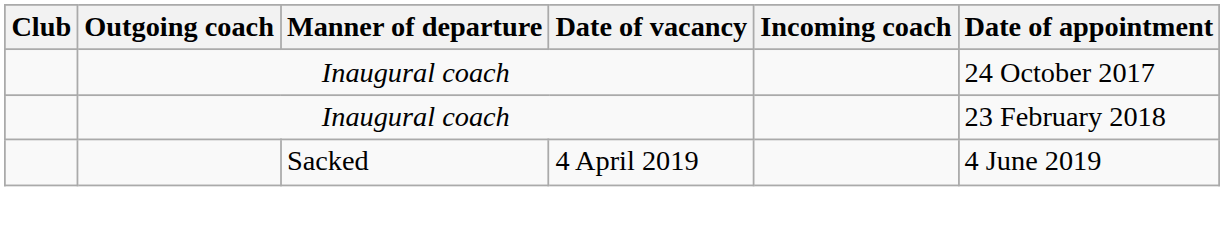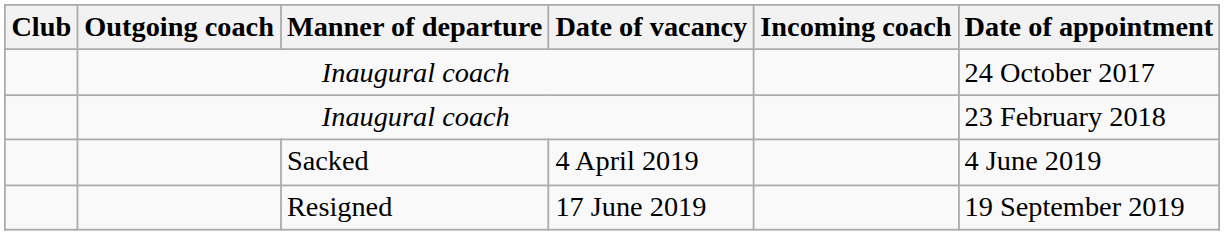+ row: (340, 206)
